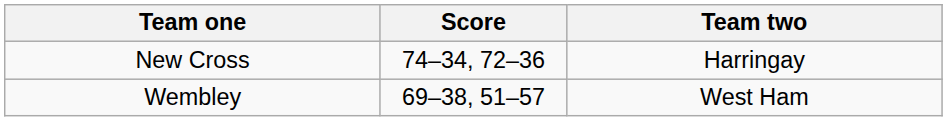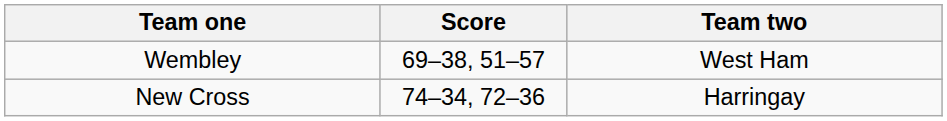rows swapped: (193, 97) <-> (193, 60)
